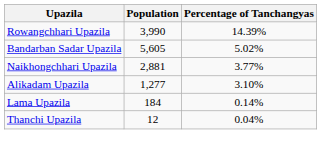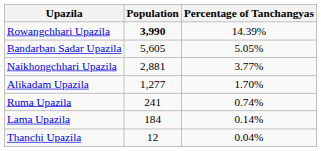(153, 31) normal -> (153, 31) bold
(249, 48) 5.02% -> (249, 48) 5.05%
(249, 84) 3.10% -> (249, 84) 1.70%
+ row: (39, 102)
